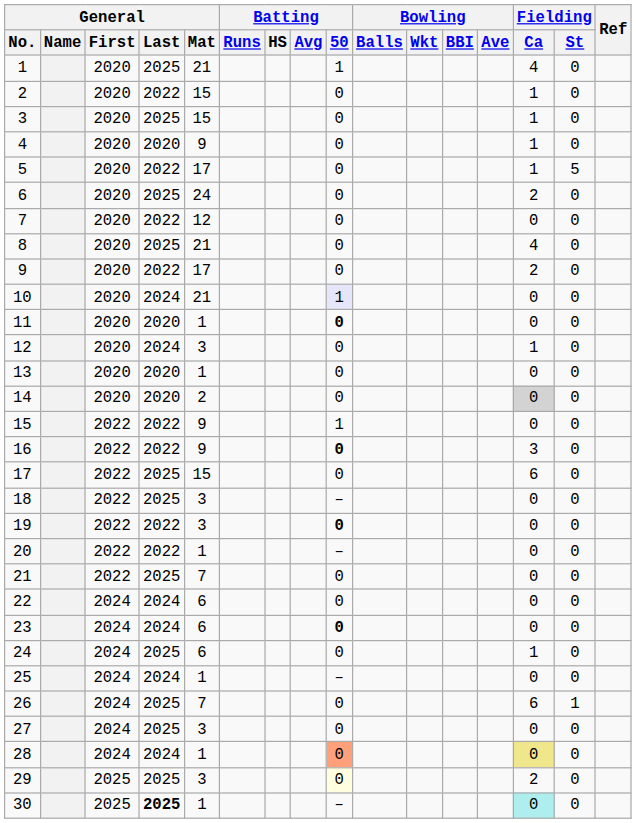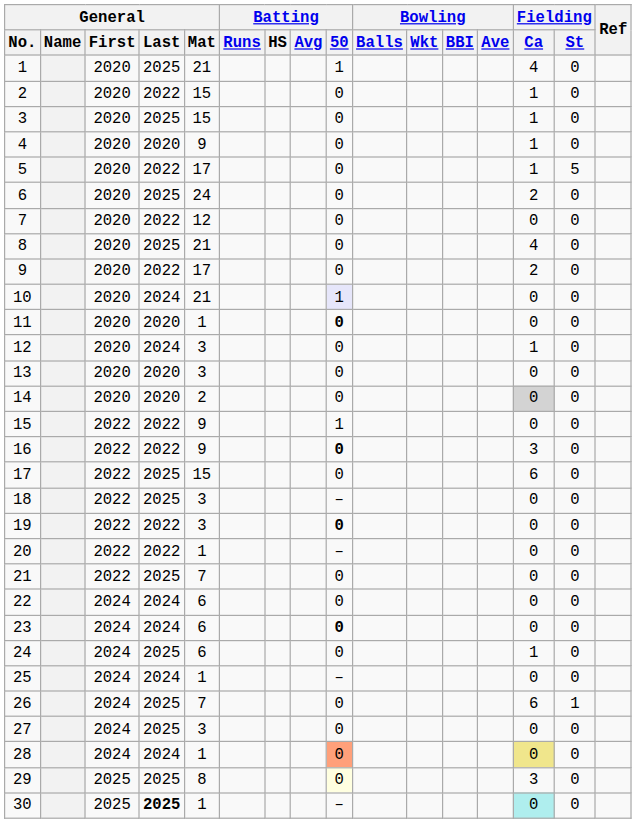(202, 373) 1 -> (202, 373) 3
(202, 780) 3 -> (202, 780) 8
(534, 780) 2 -> (534, 780) 3
